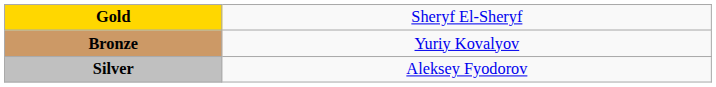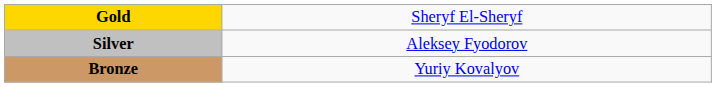rows swapped: (113, 69) <-> (113, 43)
